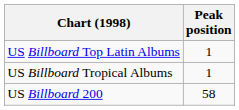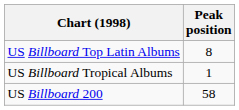(209, 51) 1 -> (209, 51) 8
